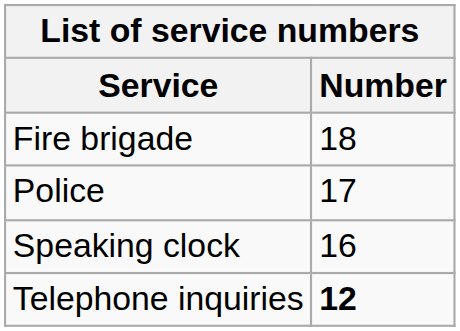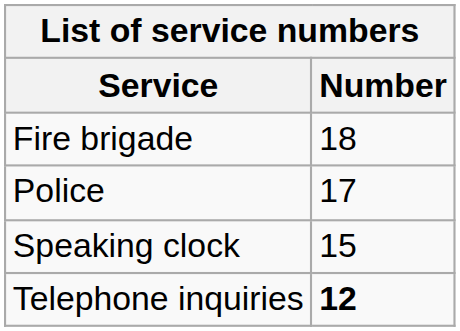(338, 245) 16 -> (338, 245) 15
